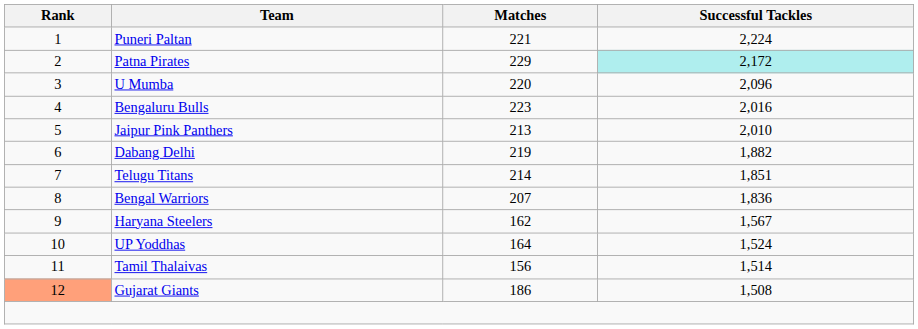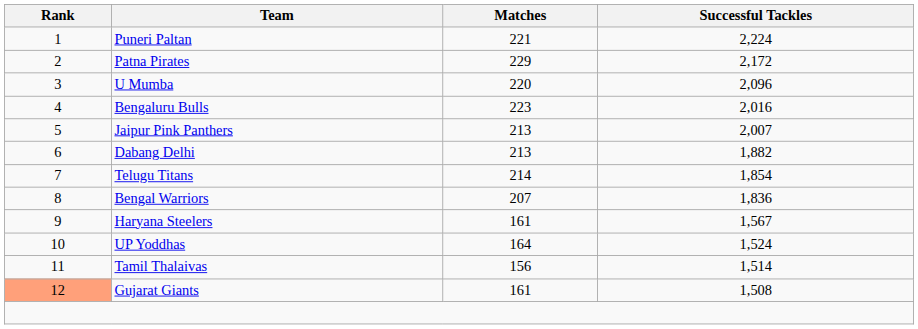(756, 61) paleturquoise background -> (756, 61) no background
(756, 130) 2,010 -> (756, 130) 2,007
(520, 152) 219 -> (520, 152) 213
(756, 175) 1,851 -> (756, 175) 1,854
(520, 221) 162 -> (520, 221) 161
(520, 289) 186 -> (520, 289) 161
